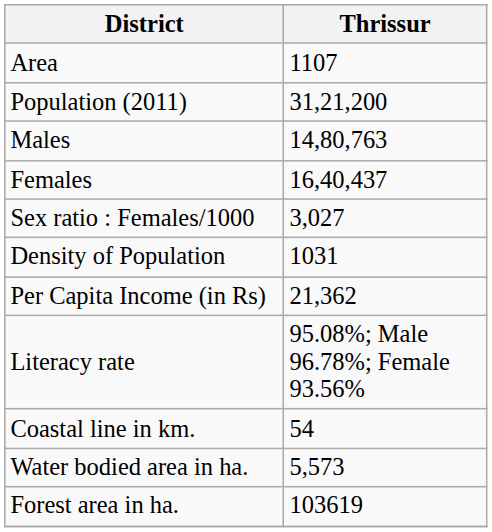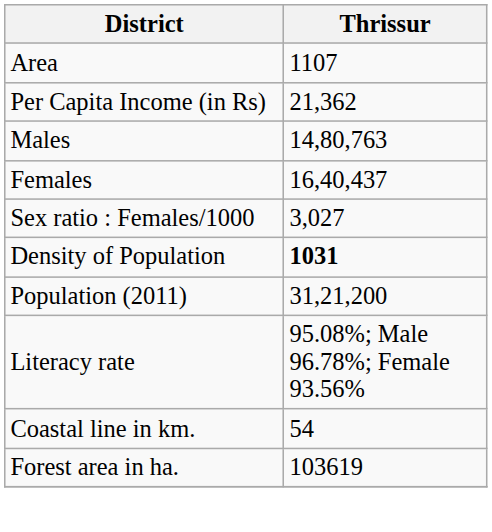rows swapped: (99, 101) <-> (138, 295)
(314, 256) normal -> (314, 256) bold
- row: (129, 467)
